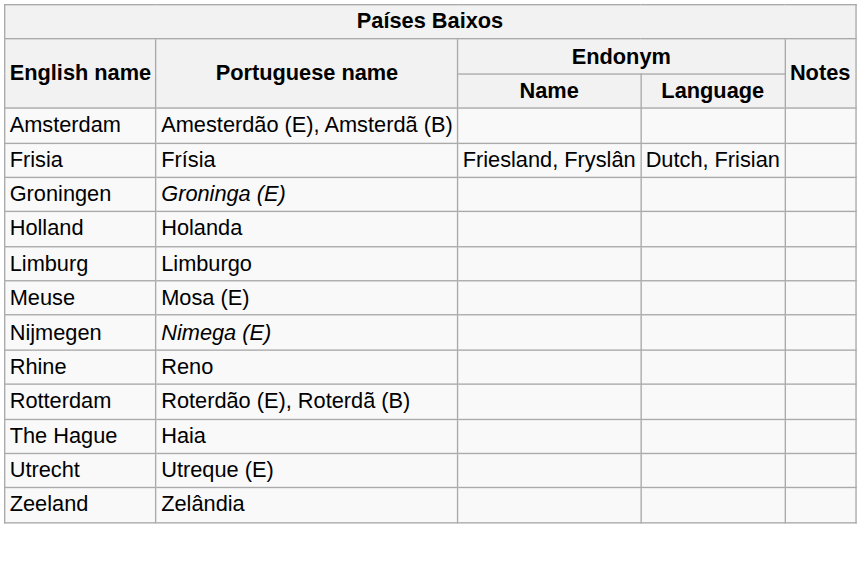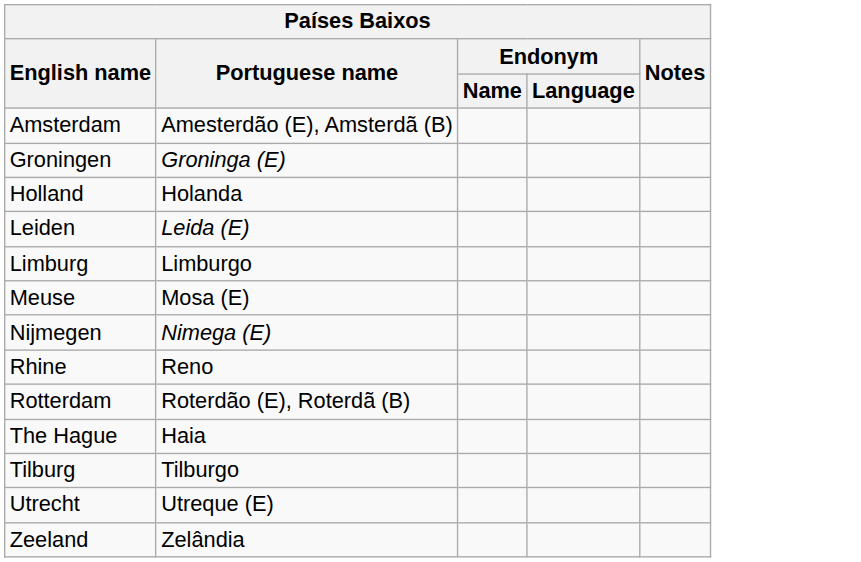- row: (36, 159)
+ row: (42, 228)
+ row: (43, 470)
